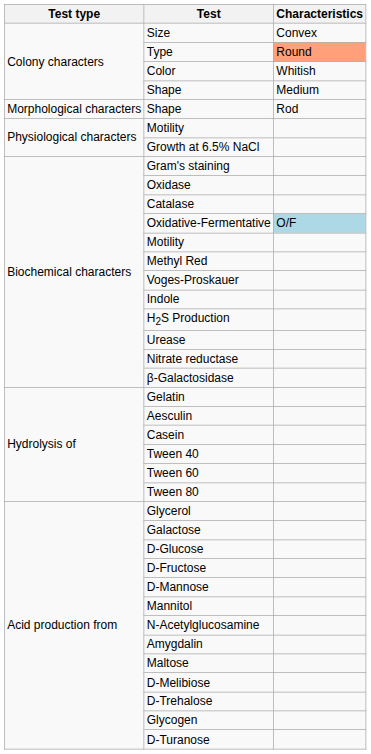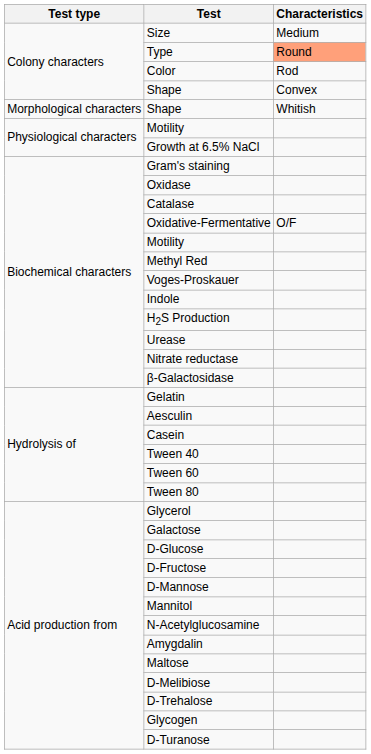(297, 33) Convex -> (298, 33) Medium
(296, 71) Whitish -> (287, 71) Rod
(298, 90) Medium -> (297, 90) Convex
(287, 109) Rod -> (296, 109) Whitish
(286, 223) lightblue background -> (286, 223) no background
